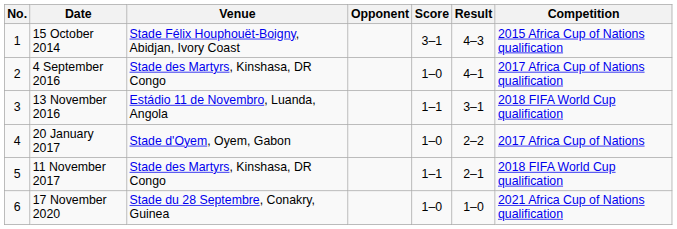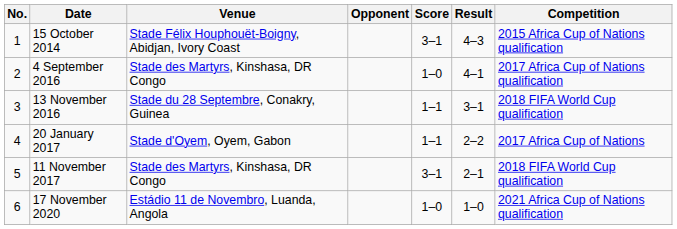(223, 107) Estádio 11 de Novembro, Luanda, Angola -> (222, 107) Stade du 28 Septembre, Conakry, Guinea
(432, 140) 1–0 -> (432, 140) 1–1
(432, 174) 1–1 -> (432, 174) 3–1
(222, 207) Stade du 28 Septembre, Conakry, Guinea -> (223, 207) Estádio 11 de Novembro, Luanda, Angola
